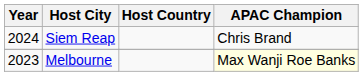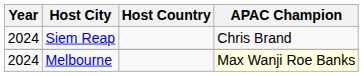(23, 60) 2023 -> (23, 60) 2024
